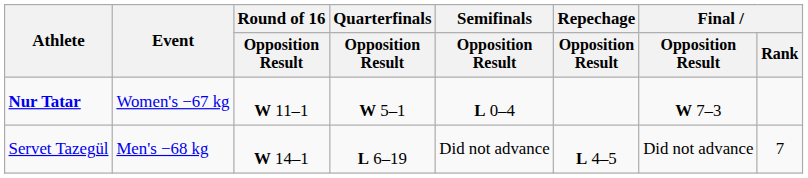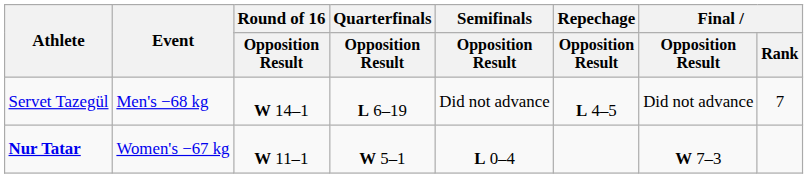rows swapped: (59, 149) <-> (45, 101)
